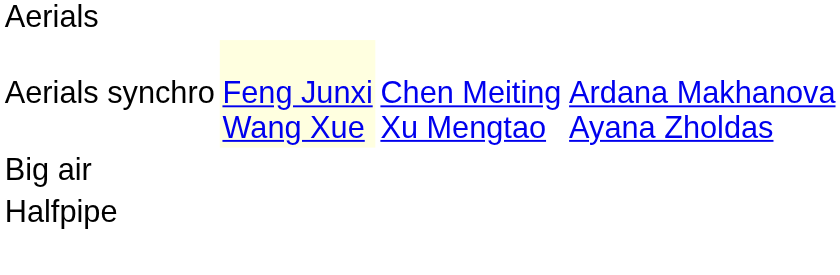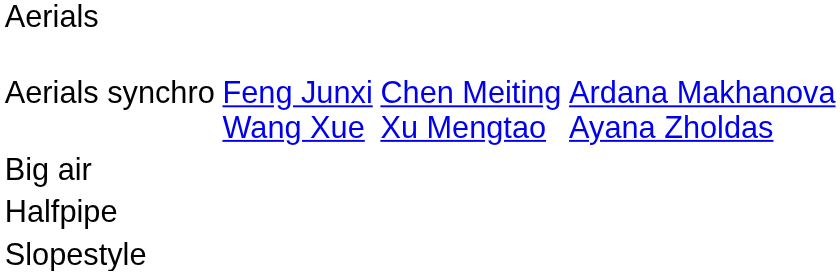(298, 110) lightyellow background -> (298, 110) no background
+ row: (76, 254)
